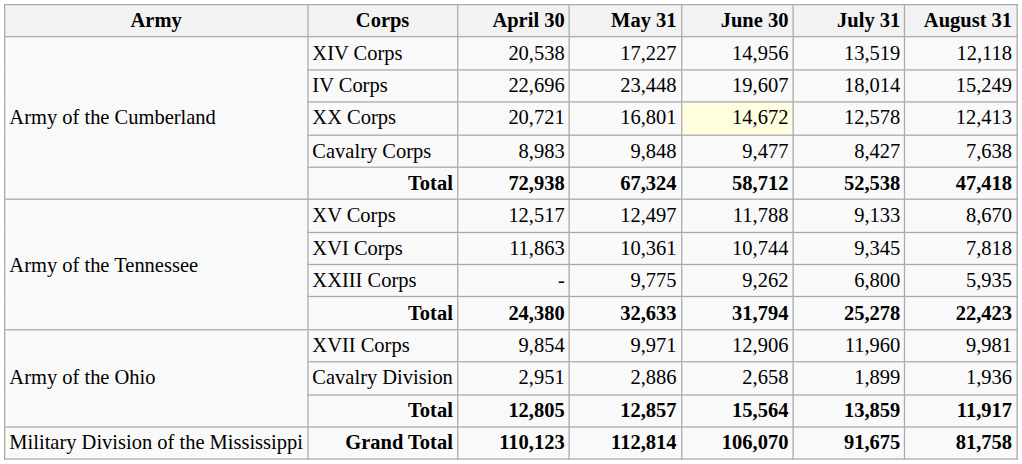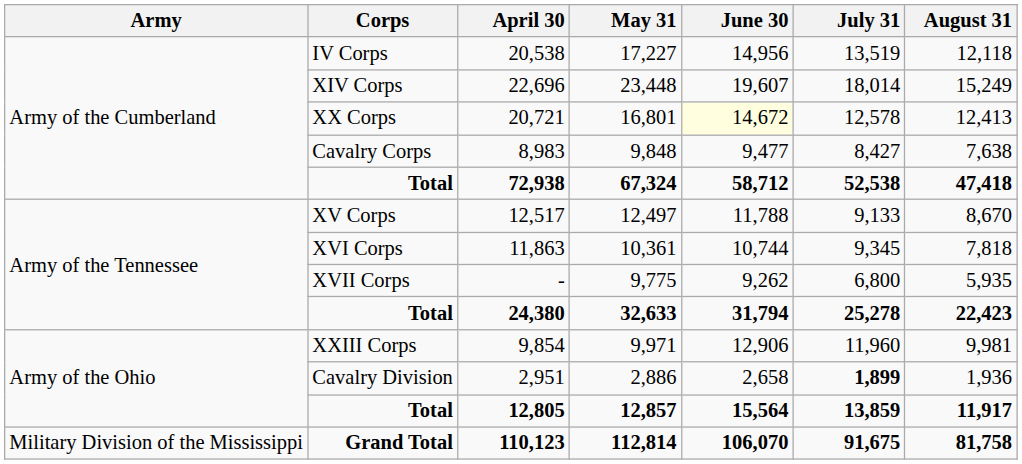(357, 53) XIV Corps -> (350, 53) IV Corps
(350, 85) IV Corps -> (357, 85) XIV Corps
(364, 280) XXIII Corps -> (361, 280) XVII Corps
(361, 345) XVII Corps -> (364, 345) XXIII Corps
(877, 378) normal -> (877, 378) bold
